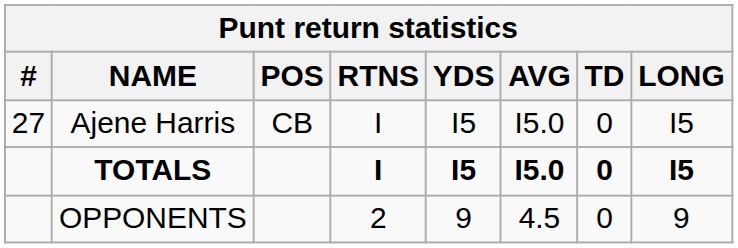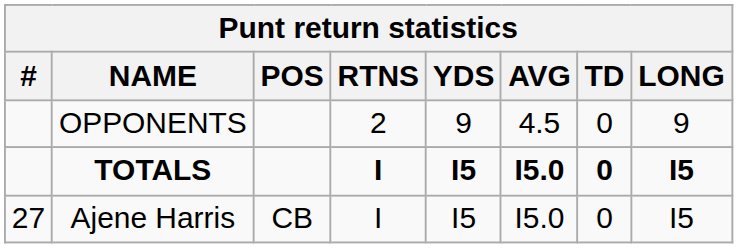rows swapped: (153, 123) <-> (153, 218)
